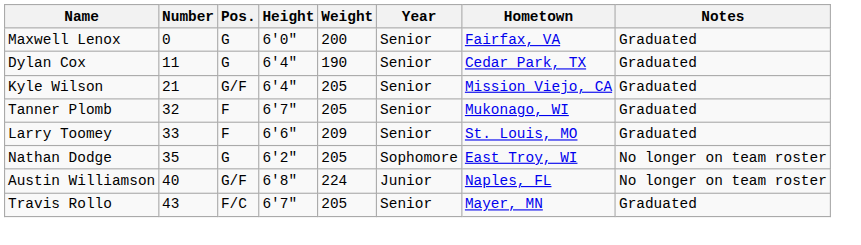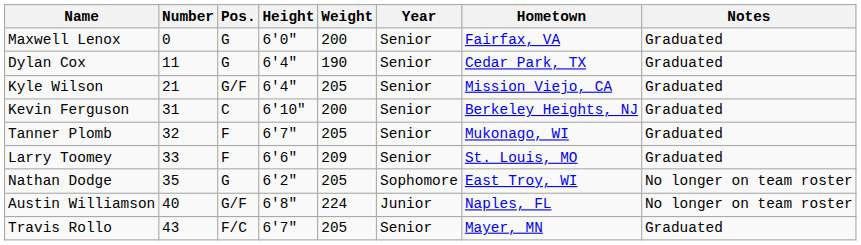+ row: (69, 110)
